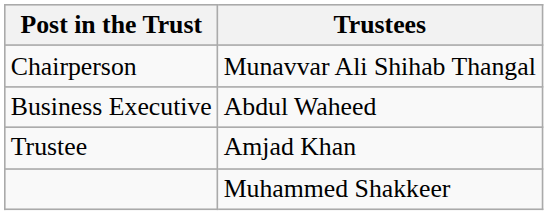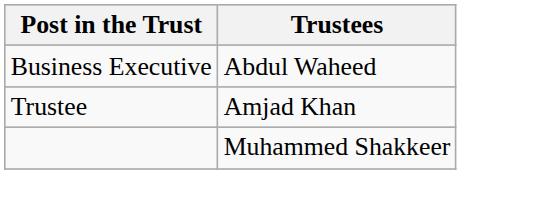- row: (74, 65)
